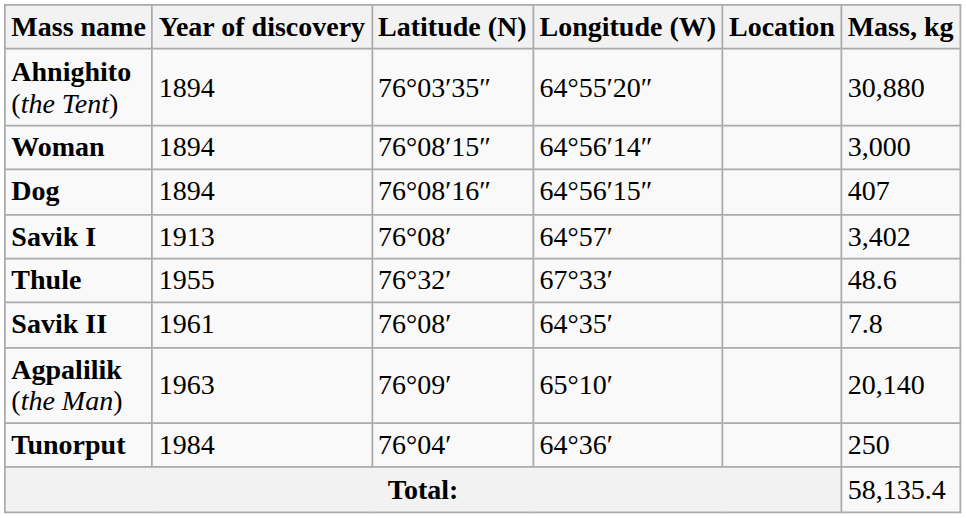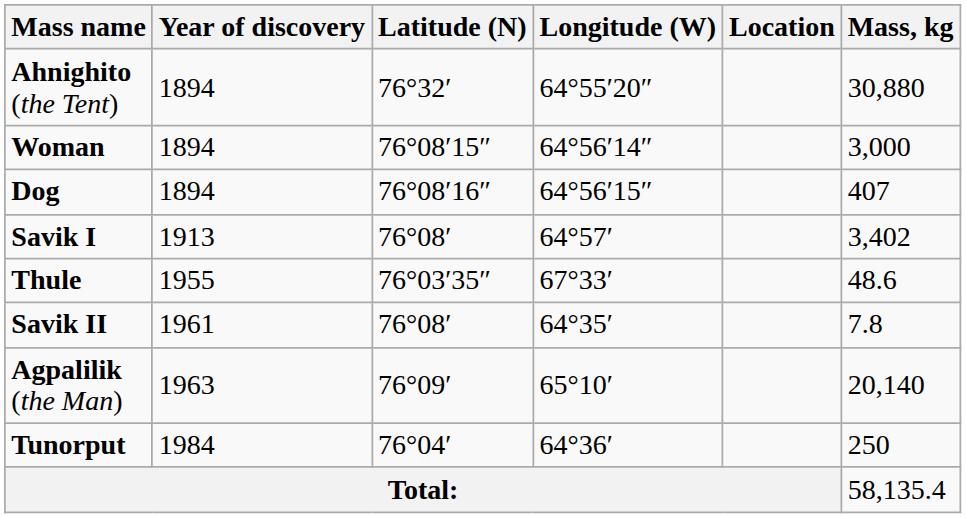(435, 86) 76°03′35″ -> (415, 86) 76°32′
(415, 280) 76°32′ -> (435, 280) 76°03′35″
